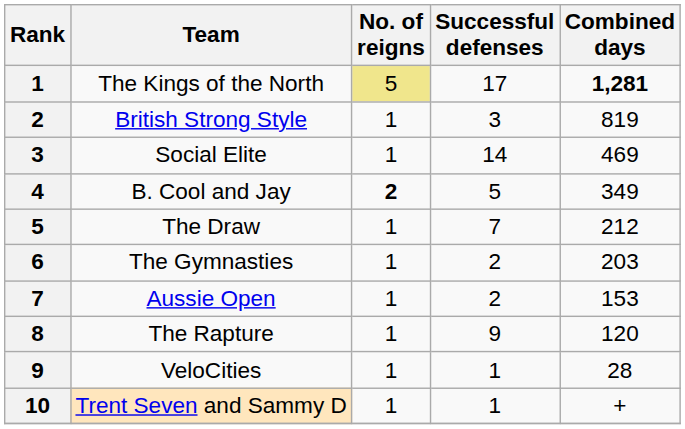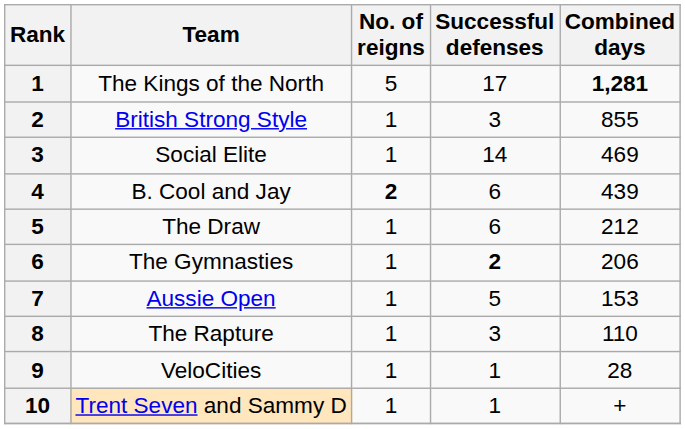(391, 83) khaki background -> (391, 83) no background
(620, 119) 819 -> (620, 119) 855
(495, 190) 5 -> (495, 190) 6
(620, 190) 349 -> (620, 190) 439
(495, 226) 7 -> (495, 226) 6
(495, 262) normal -> (495, 262) bold
(620, 262) 203 -> (620, 262) 206
(495, 298) 2 -> (495, 298) 5
(495, 333) 9 -> (495, 333) 3
(620, 333) 120 -> (620, 333) 110
